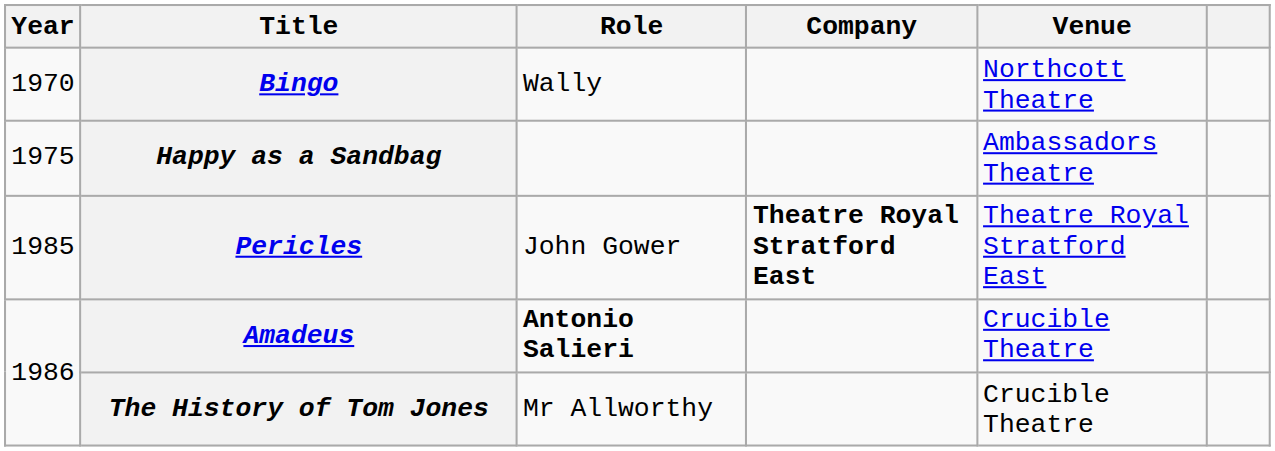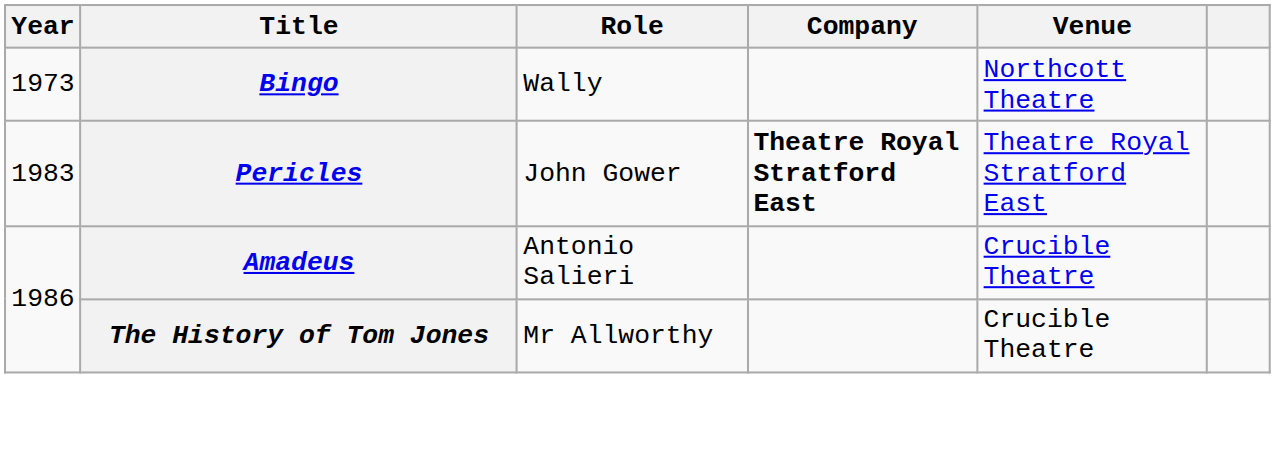(43, 85) 1970 -> (43, 85) 1973
- row: (299, 158)
(43, 247) 1985 -> (43, 173) 1983
(578, 336) bold -> (579, 262) normal
